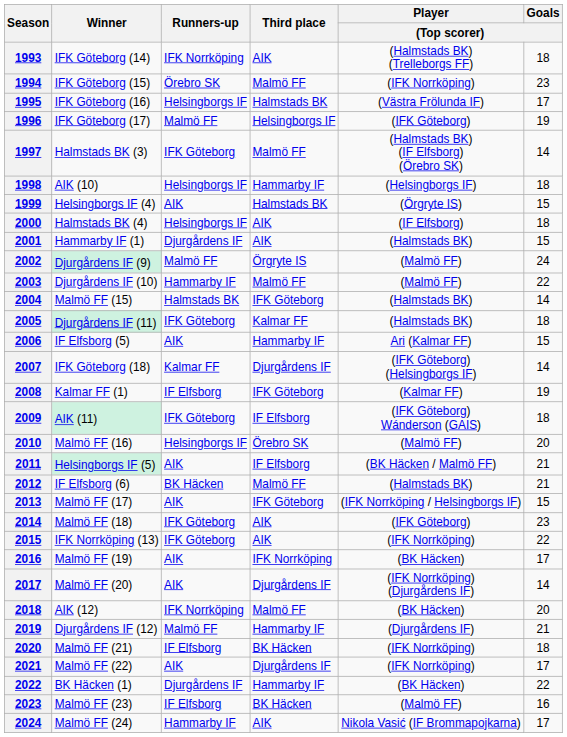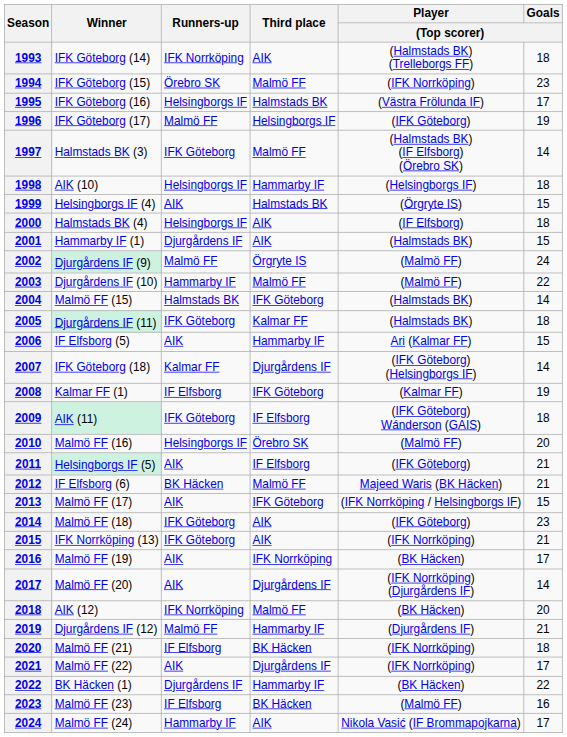(431, 464) (BK Häcken / Malmö FF) -> (431, 464) (IFK Göteborg)
(431, 484) (Halmstads BK) -> (431, 484) Majeed Waris (BK Häcken)
(543, 540) 22 -> (543, 540) 21
